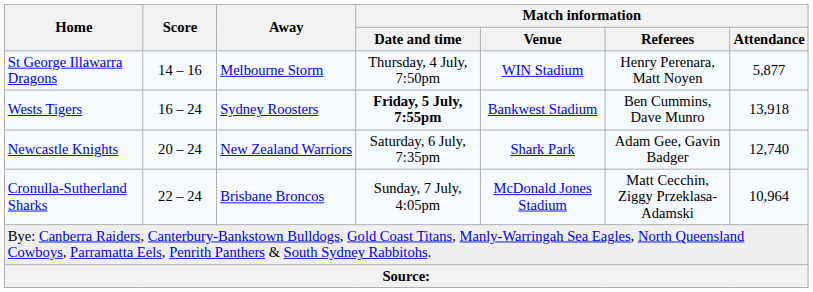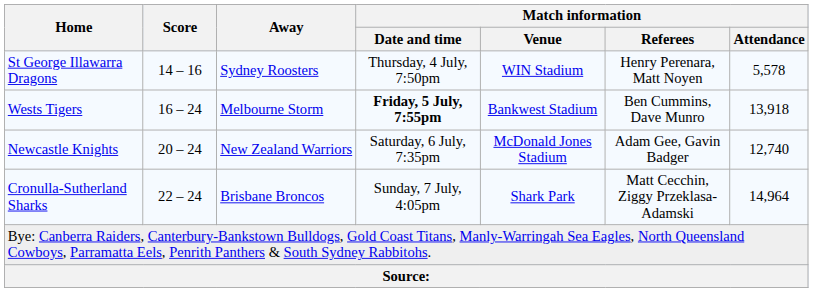(272, 70) Melbourne Storm -> (269, 70) Sydney Roosters
(769, 70) 5,877 -> (769, 70) 5,578
(269, 109) Sydney Roosters -> (272, 109) Melbourne Storm
(543, 149) Shark Park -> (543, 149) McDonald Jones Stadium
(543, 197) McDonald Jones Stadium -> (543, 197) Shark Park
(769, 197) 10,964 -> (769, 197) 14,964
